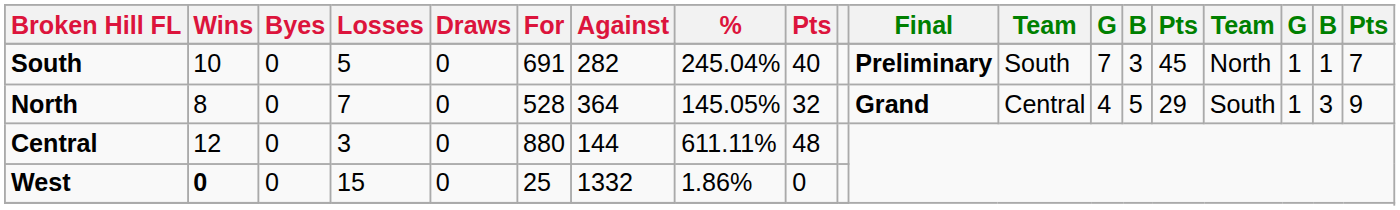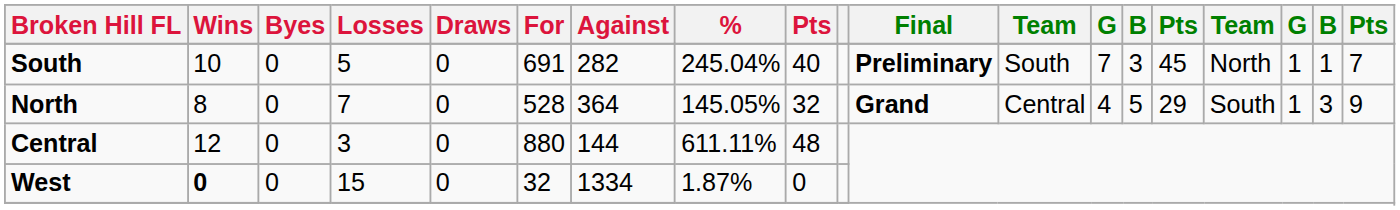(537, 183) 25 -> (537, 183) 32
(605, 183) 1332 -> (605, 183) 1334
(717, 183) 1.86% -> (717, 183) 1.87%
